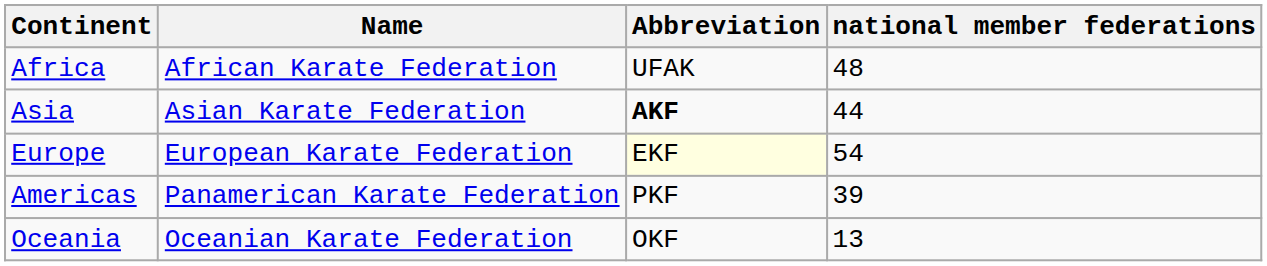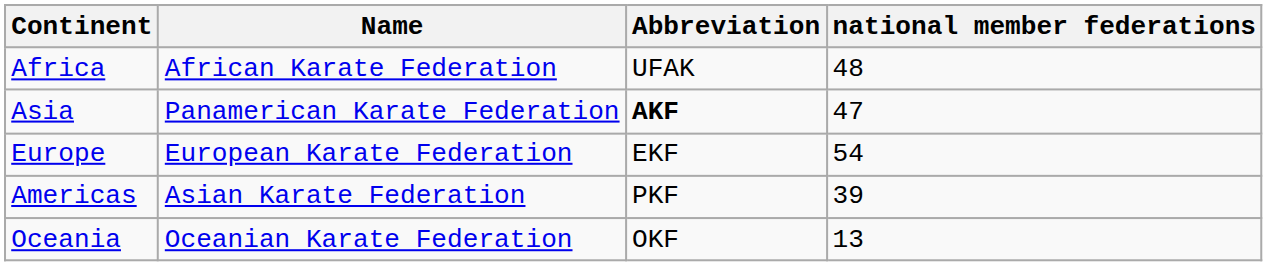(345, 111) Asian Karate Federation -> (392, 111) Panamerican Karate Federation
(848, 111) 44 -> (848, 111) 47
(656, 154) lightyellow background -> (656, 154) no background
(392, 197) Panamerican Karate Federation -> (345, 197) Asian Karate Federation
